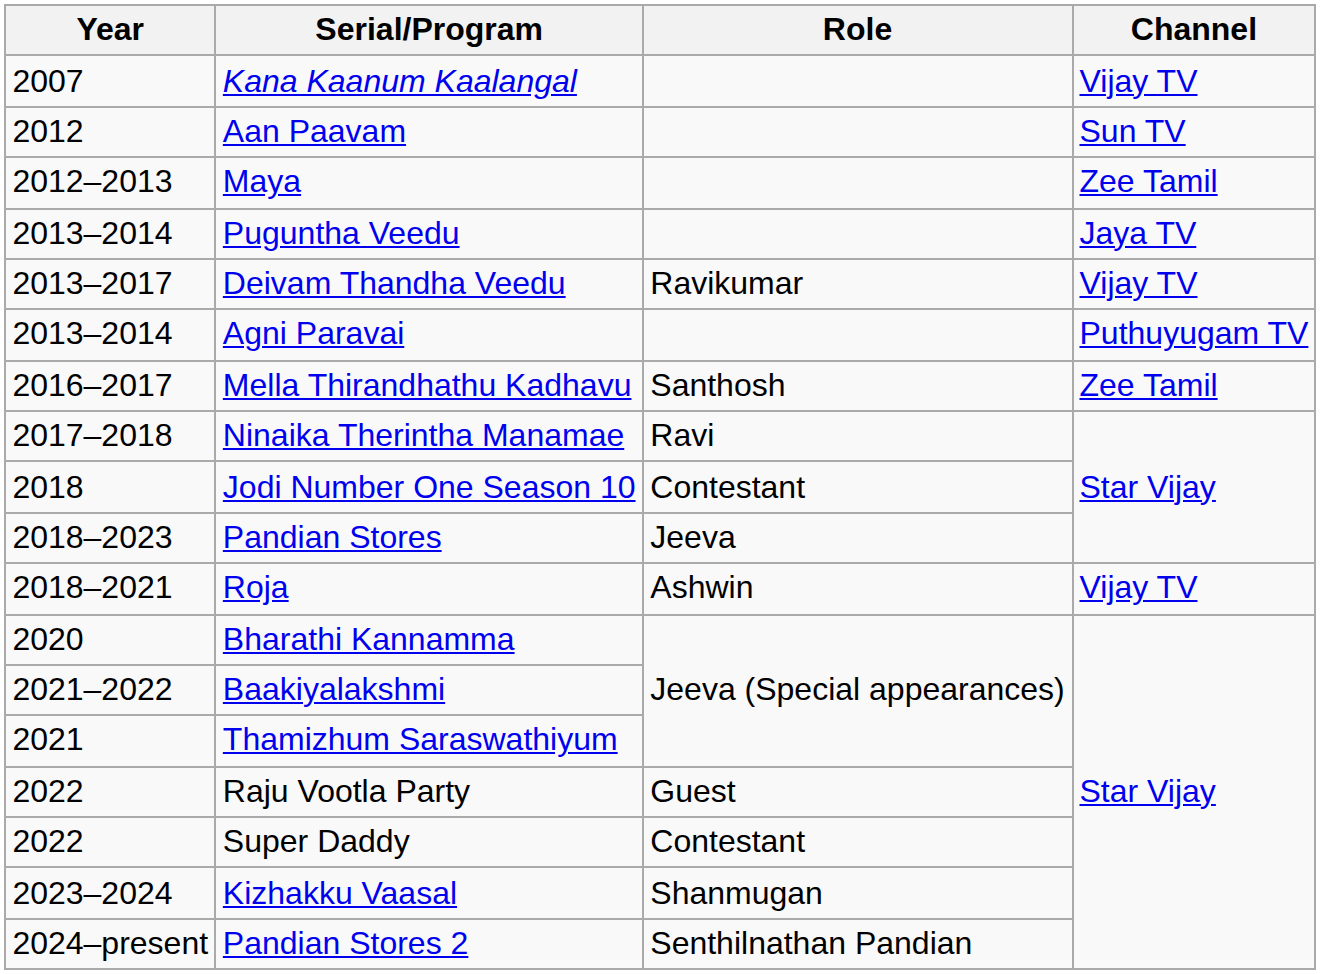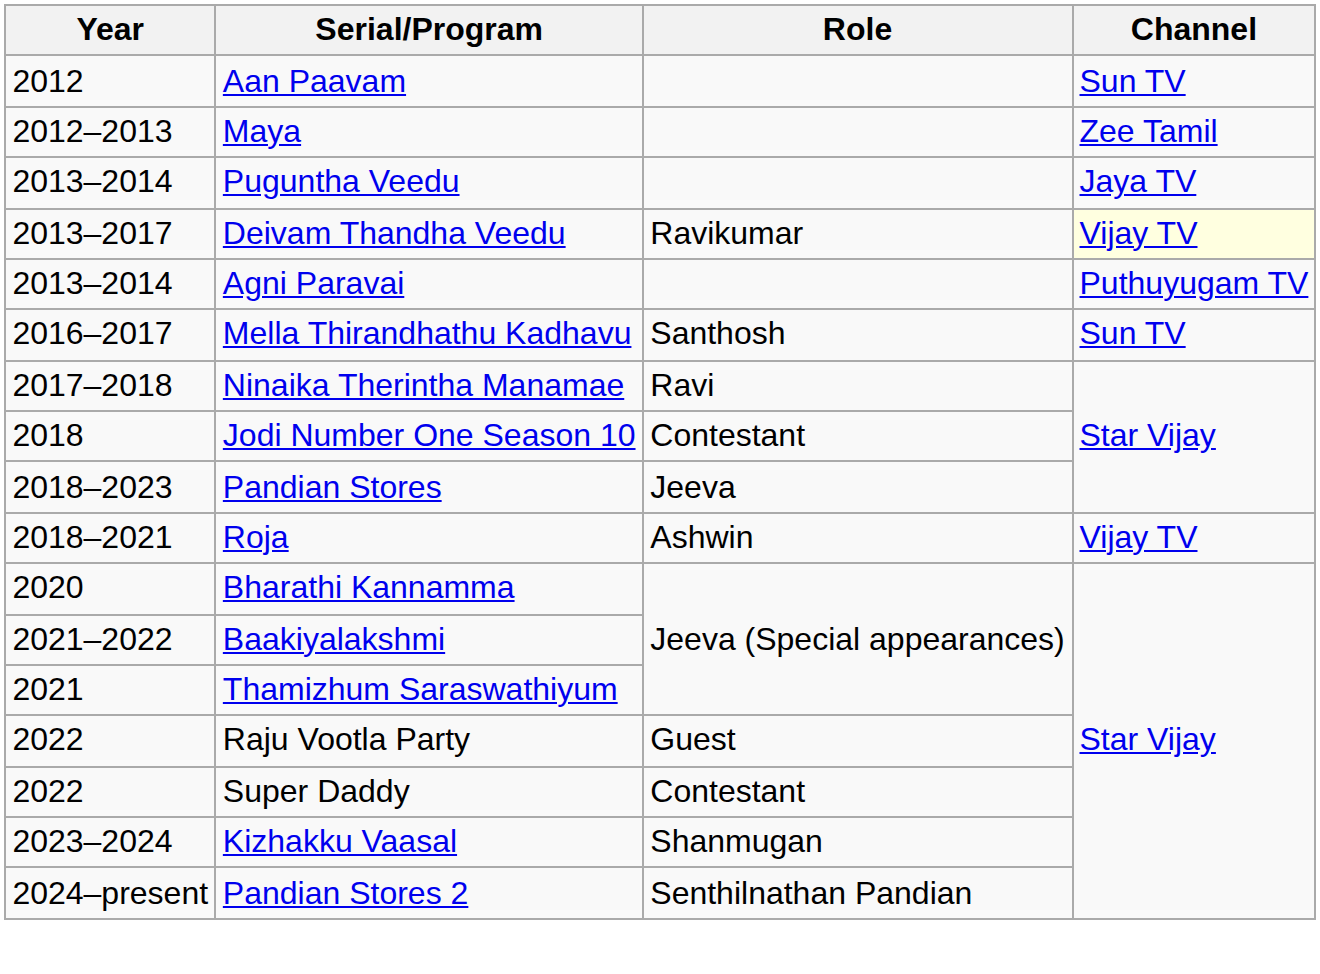- row: (400, 80)
(1138, 283) no background -> (1138, 232) lightyellow background
(1149, 385) Zee Tamil -> (1133, 334) Sun TV
